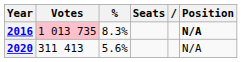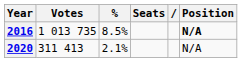(67, 31) pink background -> (67, 31) no background
(115, 31) 8.3% -> (115, 31) 8.5%
(115, 48) 5.6% -> (115, 48) 2.1%
